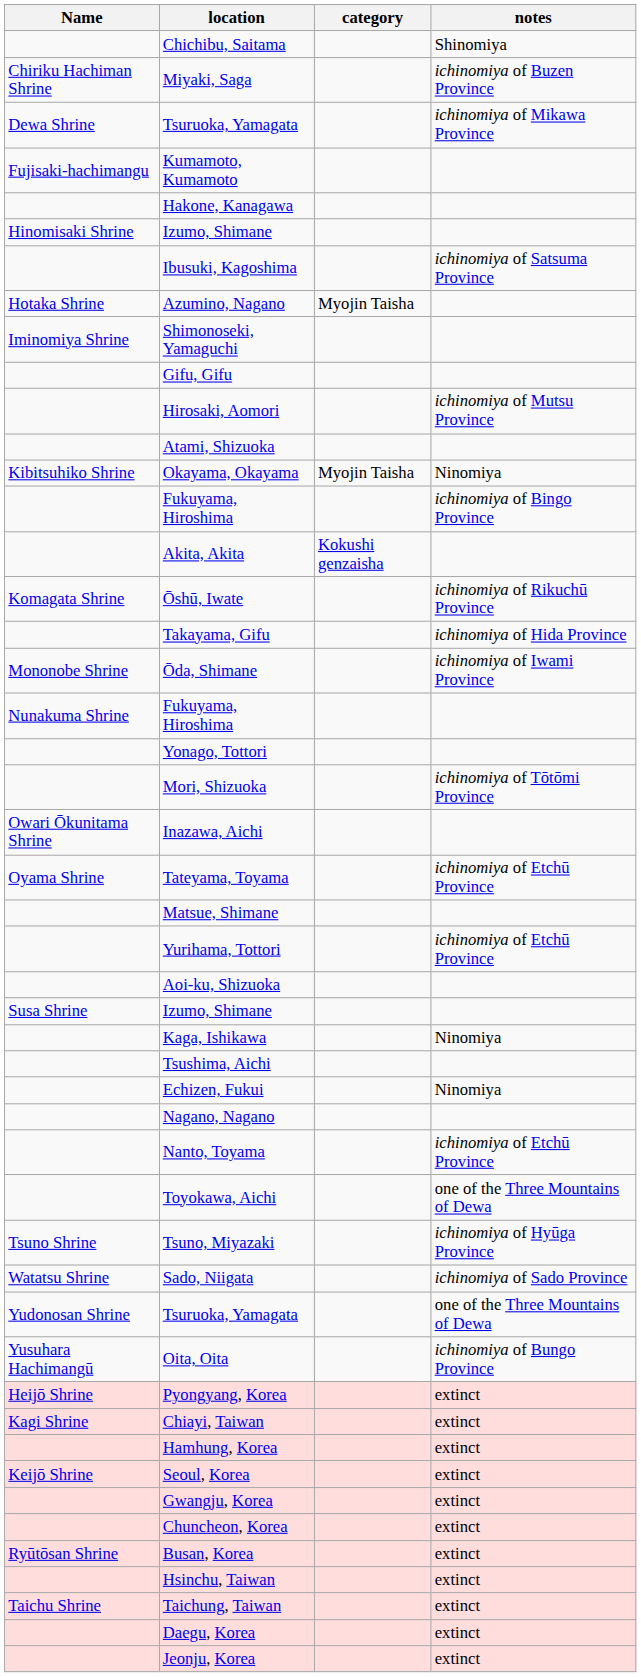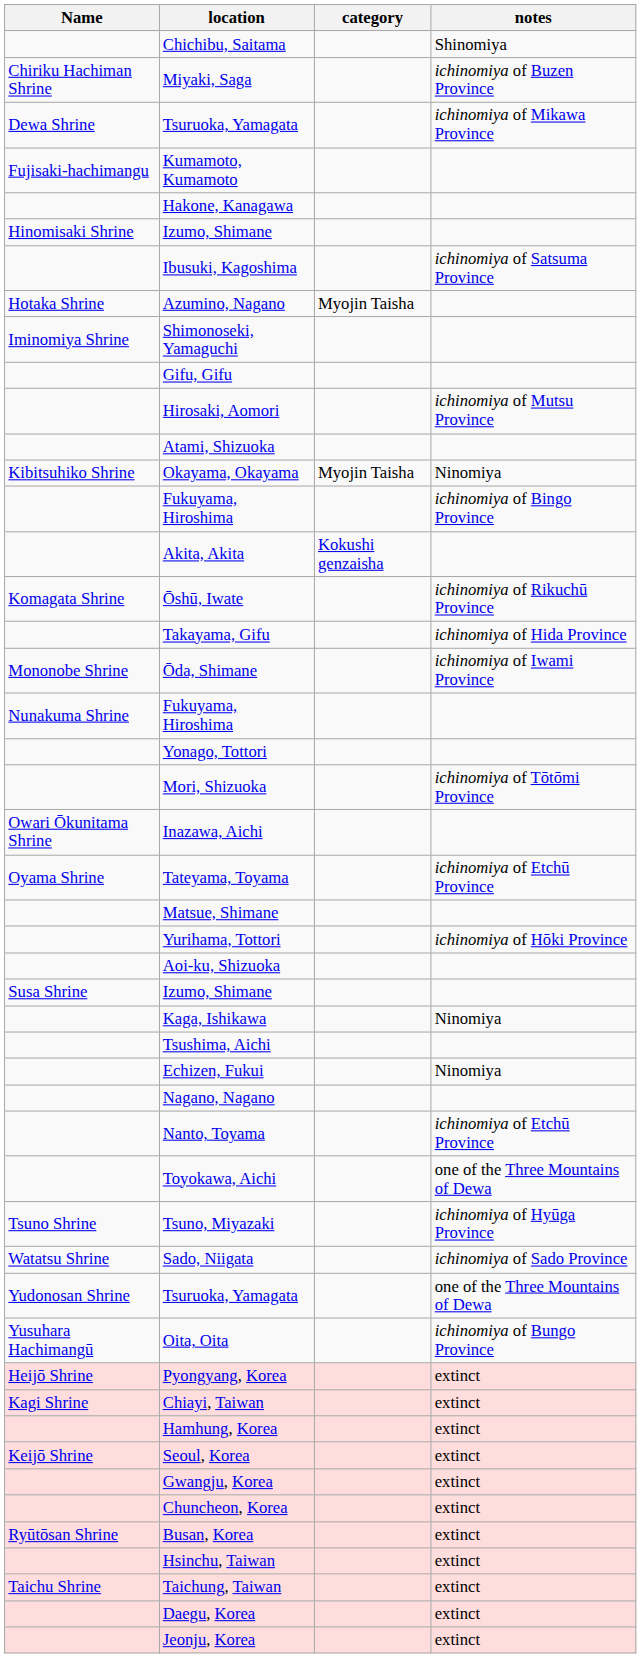(502, 948) ichinomiya of Etchū Province -> (531, 939) ichinomiya of Hōki Province
